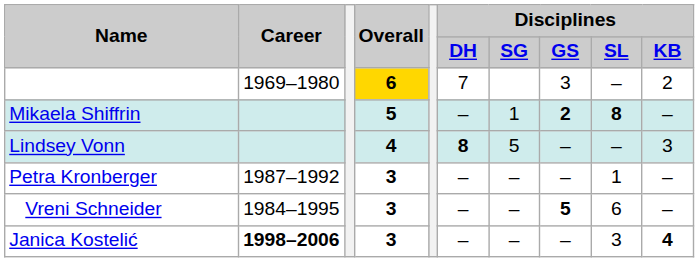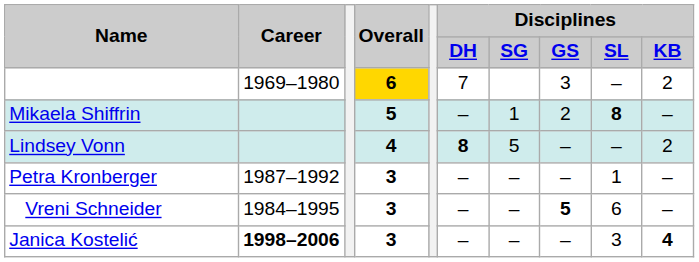(565, 114) bold -> (565, 114) normal
(667, 146) 3 -> (667, 146) 2
